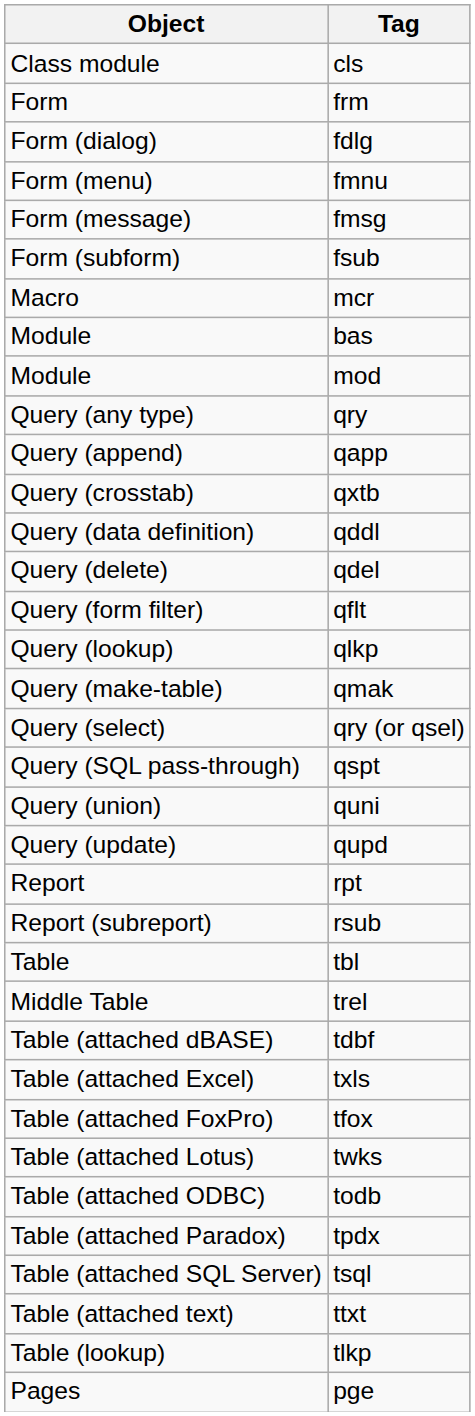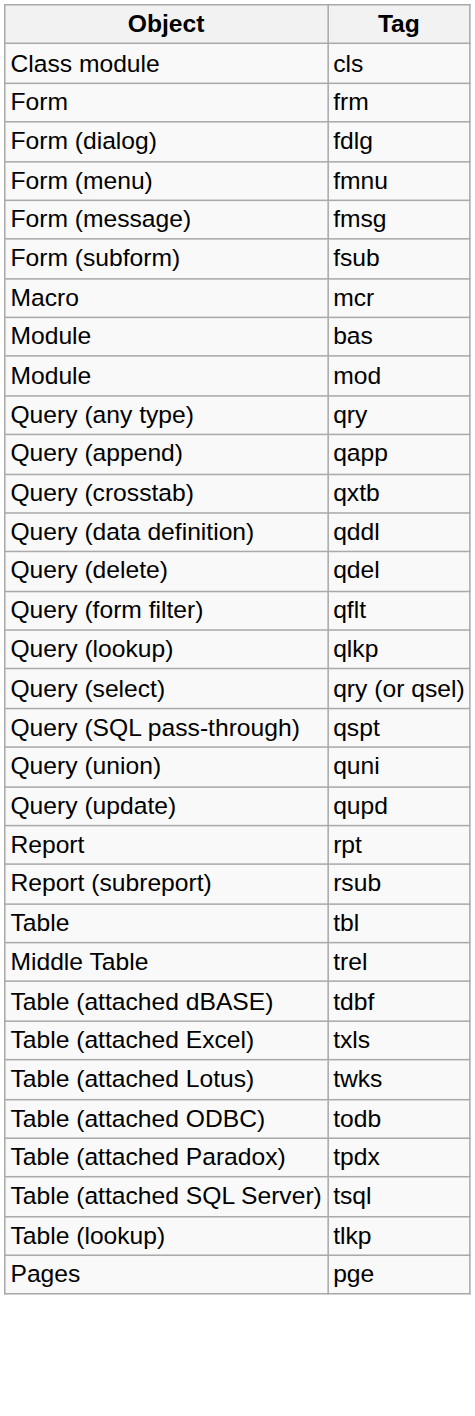- row: (363, 688)
- row: (353, 1118)
- row: (350, 1313)
